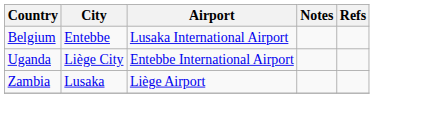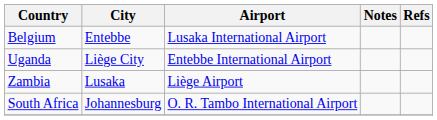+ row: (43, 103)
